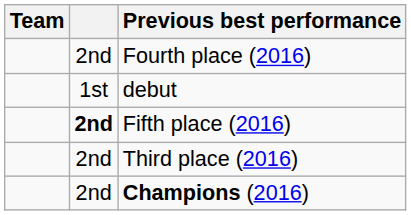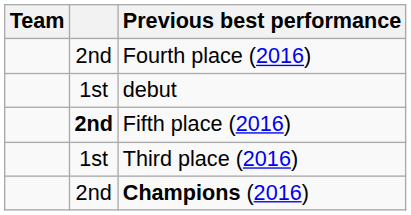(94, 158) 2nd -> (94, 158) 1st
